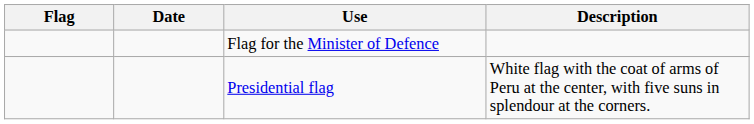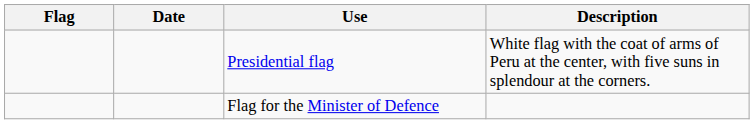rows swapped: (281, 87) <-> (333, 43)
